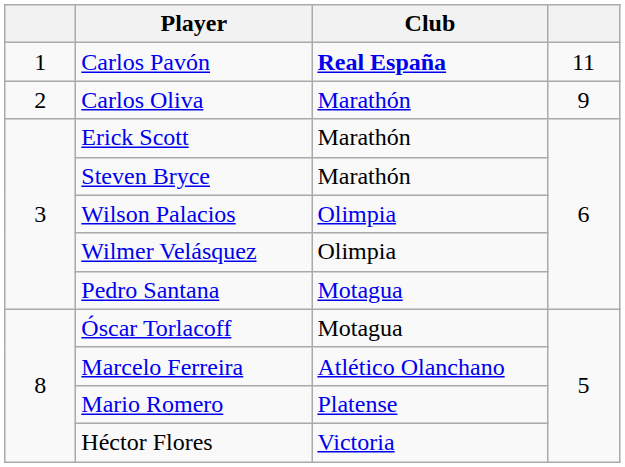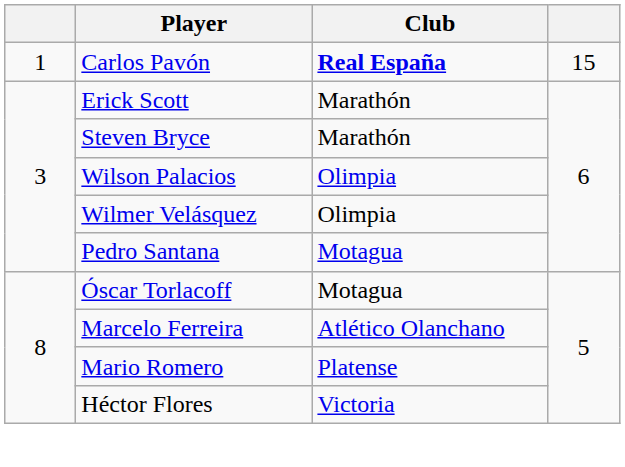(583, 61) 11 -> (583, 61) 15
- row: (142, 99)
